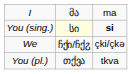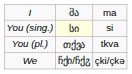(110, 28) bold -> (110, 28) normal
rows swapped: (30, 44) <-> (30, 60)
